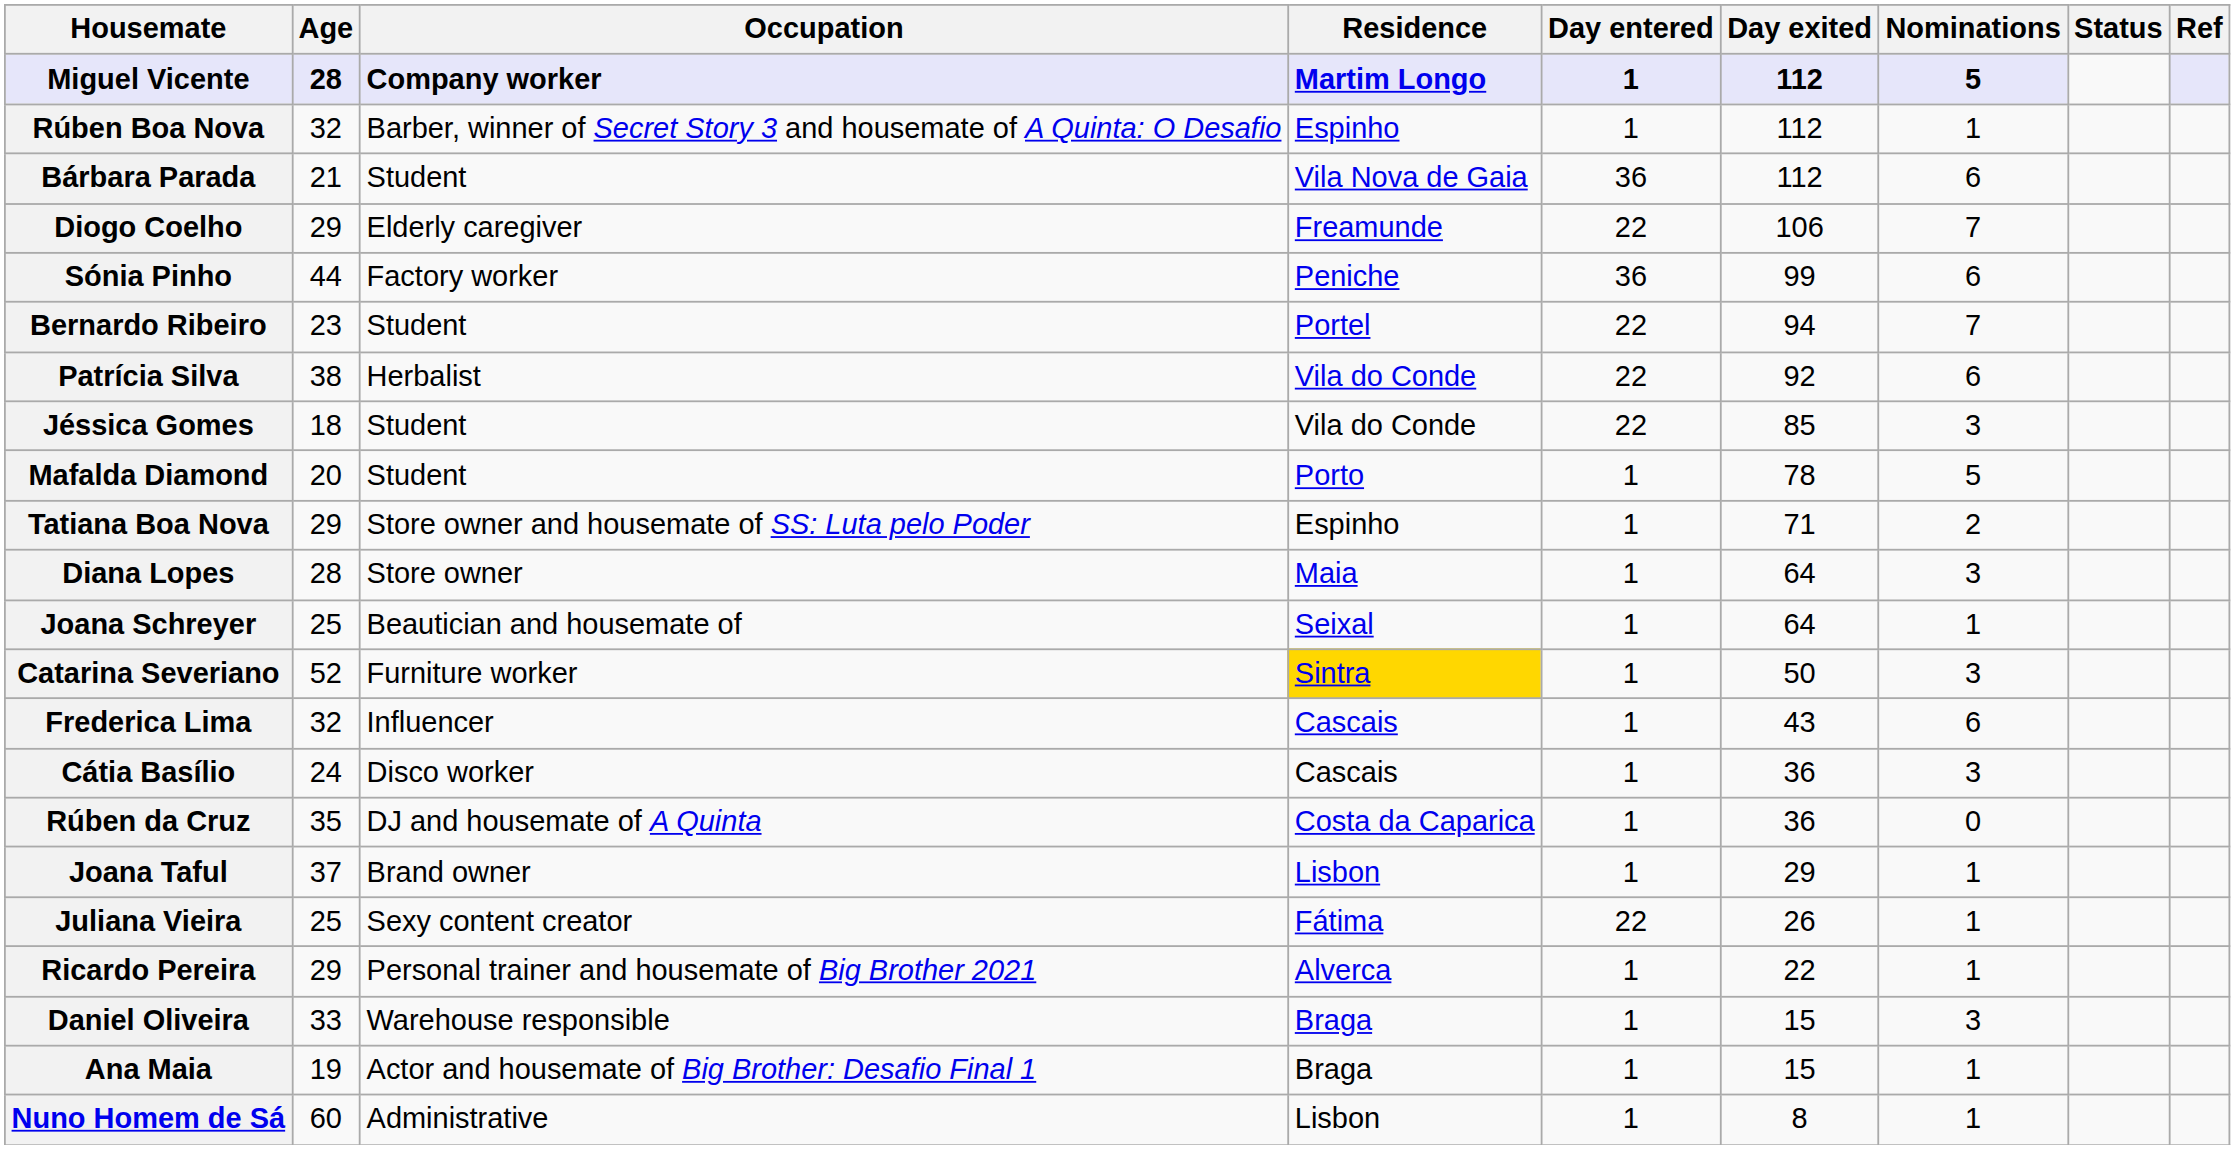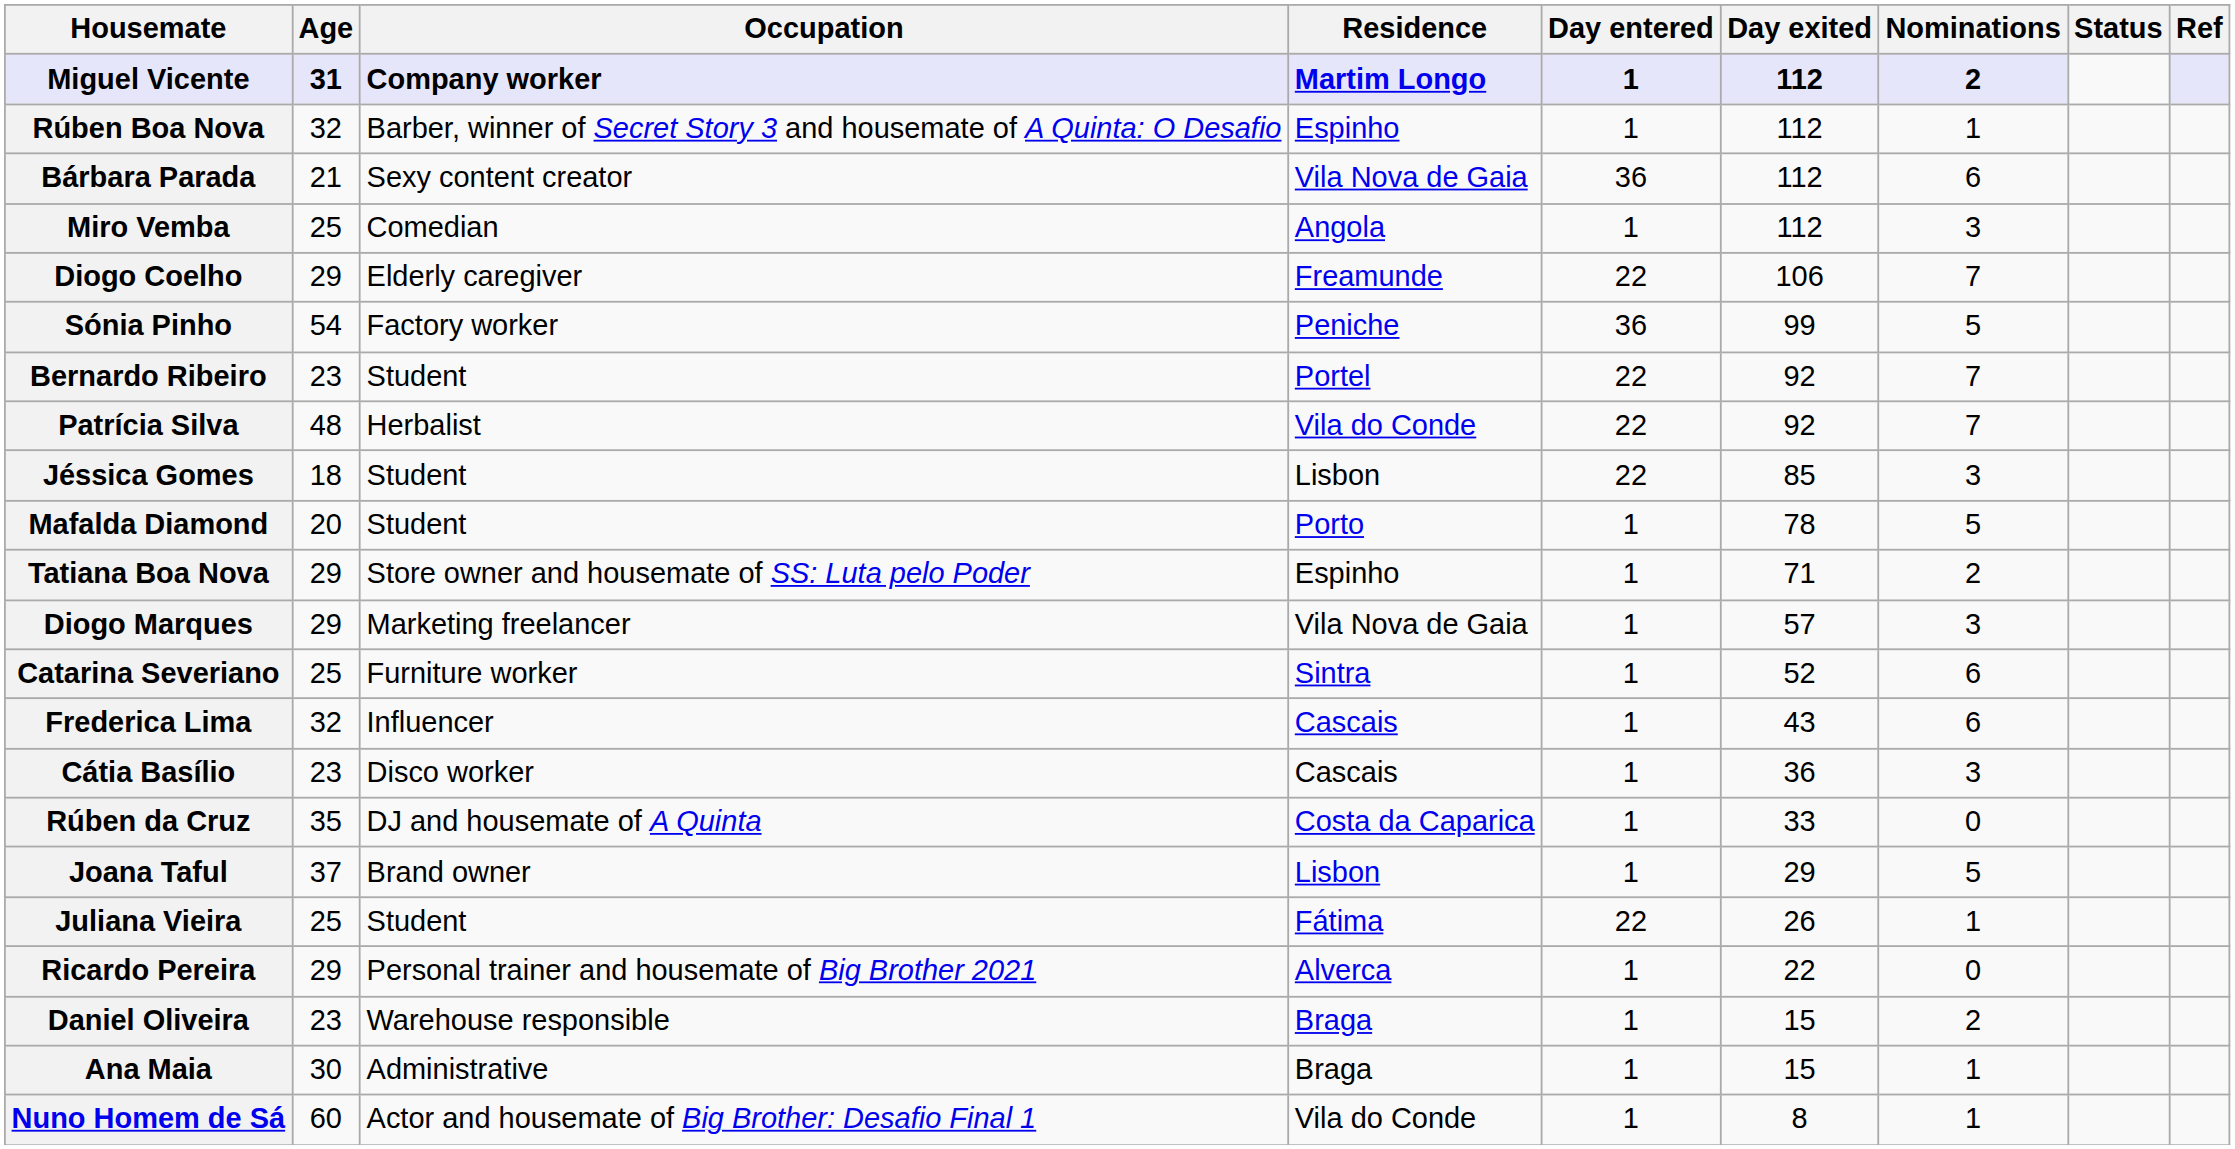(326, 78) 28 -> (326, 78) 31
(1973, 78) 5 -> (1973, 78) 2
(416, 177) Student -> (499, 177) Sexy content creator
+ row: (148, 227)
(326, 277) 44 -> (326, 326) 54
(1973, 277) 6 -> (1973, 326) 5
(1800, 326) 94 -> (1800, 376) 92
(326, 376) 38 -> (326, 425) 48
(1973, 376) 6 -> (1973, 425) 7
(1386, 425) Vila do Conde -> (1337, 475) Lisbon
- row: (148, 574)
- row: (148, 623)
+ row: (148, 623)
(326, 673) 52 -> (326, 673) 25
(1333, 673) gold background -> (1333, 673) no background
(1800, 673) 50 -> (1800, 673) 52
(1973, 673) 3 -> (1973, 673) 6
(326, 772) 24 -> (326, 772) 23
(1800, 822) 36 -> (1800, 822) 33
(1973, 871) 1 -> (1973, 871) 5
(499, 921) Sexy content creator -> (416, 921) Student
(1973, 970) 1 -> (1973, 970) 0
(326, 1020) 33 -> (326, 1020) 23
(1973, 1020) 3 -> (1973, 1020) 2
(326, 1069) 19 -> (326, 1069) 30
(701, 1069) Actor and housemate of Big Brother: Desafio Final 1 -> (458, 1069) Administrative
(458, 1119) Administrative -> (701, 1119) Actor and housemate of Big Brother: Desafio Final 1
(1337, 1119) Lisbon -> (1386, 1119) Vila do Conde
